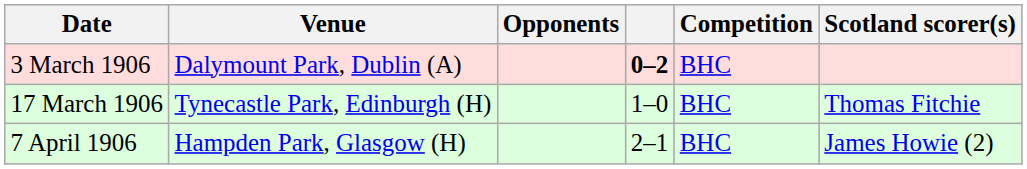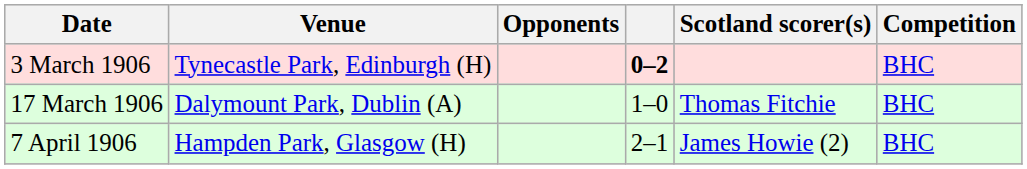columns swapped: (746, 24) <-> (920, 24)
(318, 63) Dalymount Park, Dublin (A) -> (333, 63) Tynecastle Park, Edinburgh (H)
(333, 103) Tynecastle Park, Edinburgh (H) -> (318, 103) Dalymount Park, Dublin (A)
